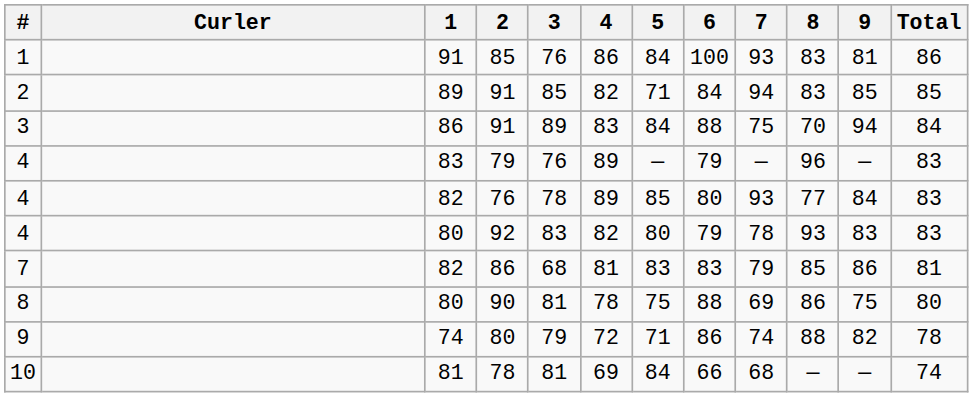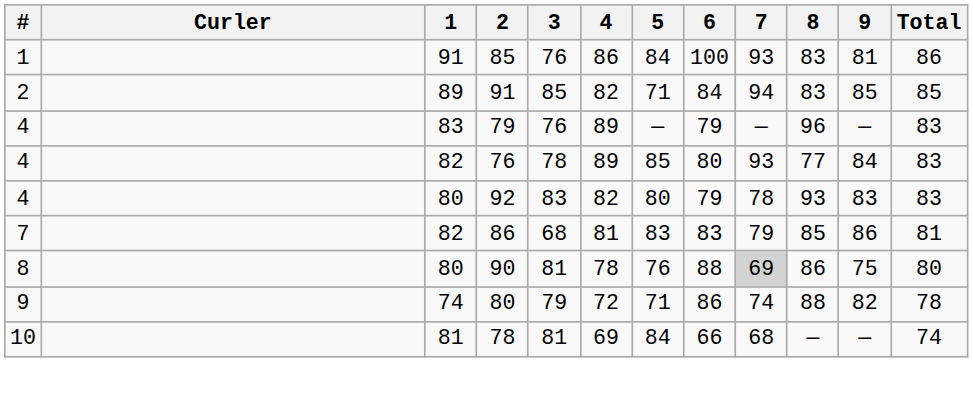- row: (23, 128)
(658, 304) 75 -> (658, 269) 76
(761, 304) no background -> (761, 269) lightgrey background
